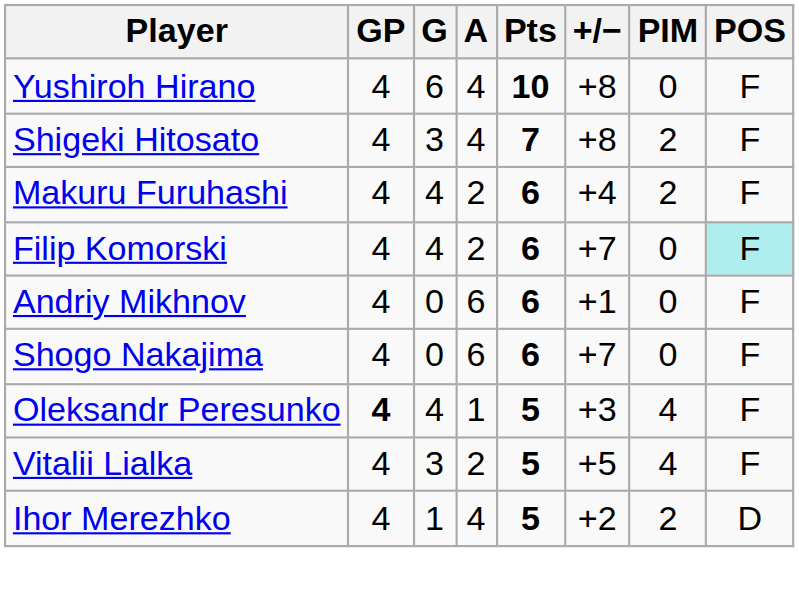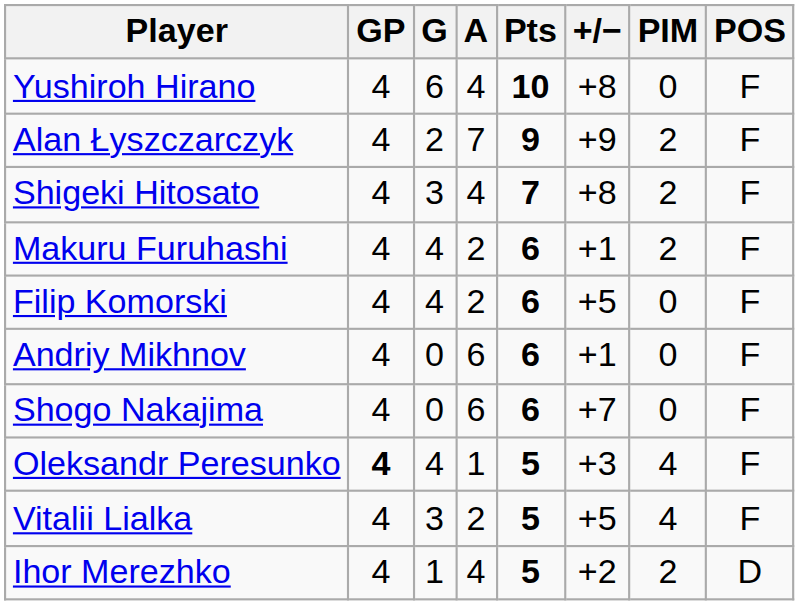+ row: (153, 139)
(597, 193) +4 -> (597, 247) +1
(597, 247) +7 -> (597, 301) +5
(750, 247) paleturquoise background -> (750, 301) no background
